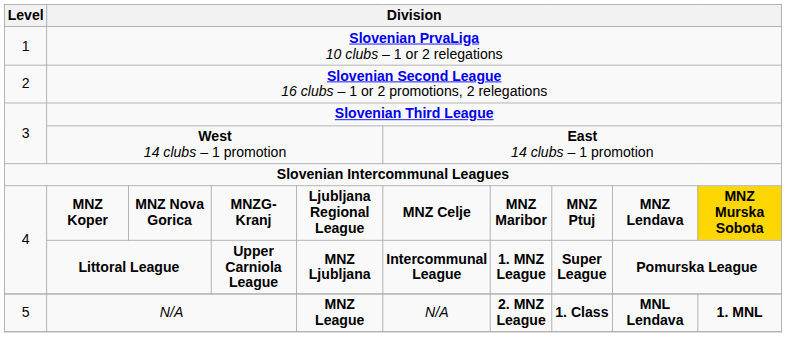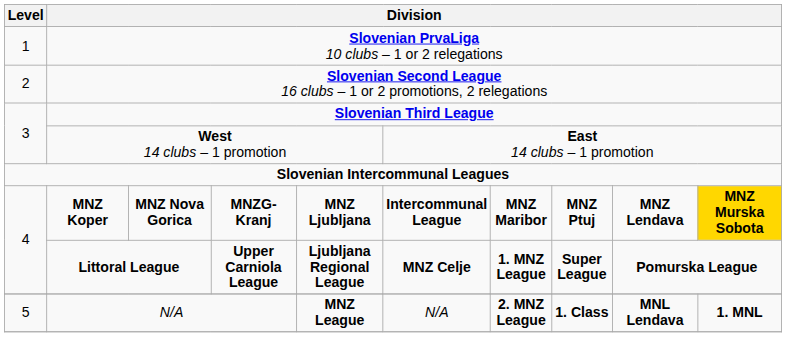(340, 213) Ljubljana Regional League -> (340, 213) MNZ Ljubljana
(437, 213) MNZ Celje -> (437, 213) Intercommunal League
(340, 267) MNZ Ljubljana -> (340, 267) Ljubljana Regional League
(437, 267) Intercommunal League -> (437, 267) MNZ Celje
